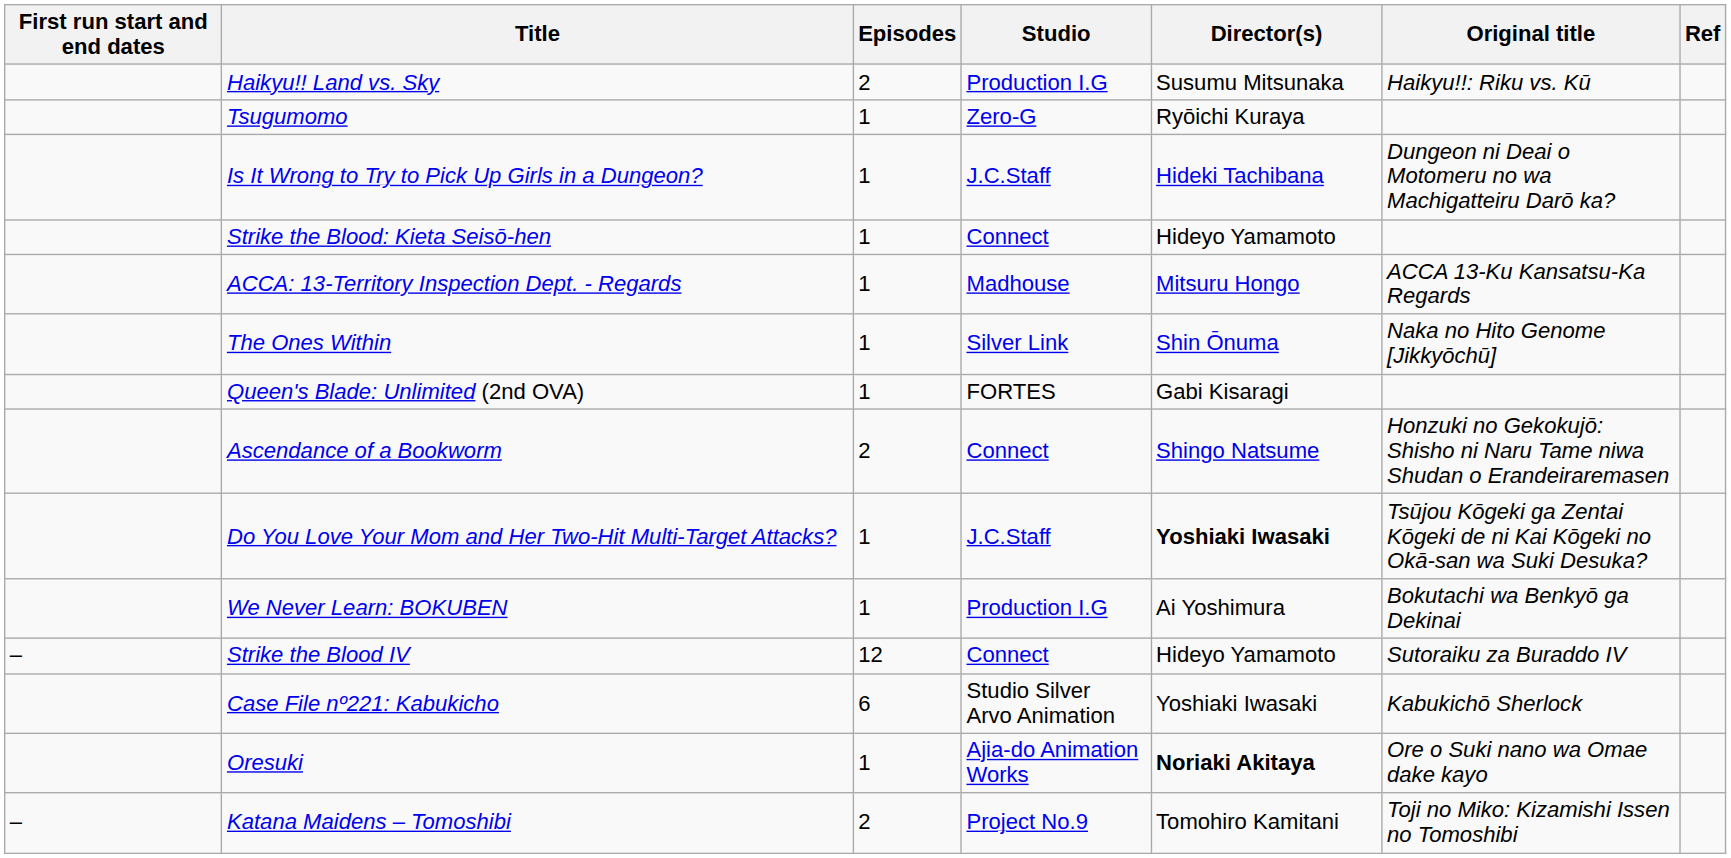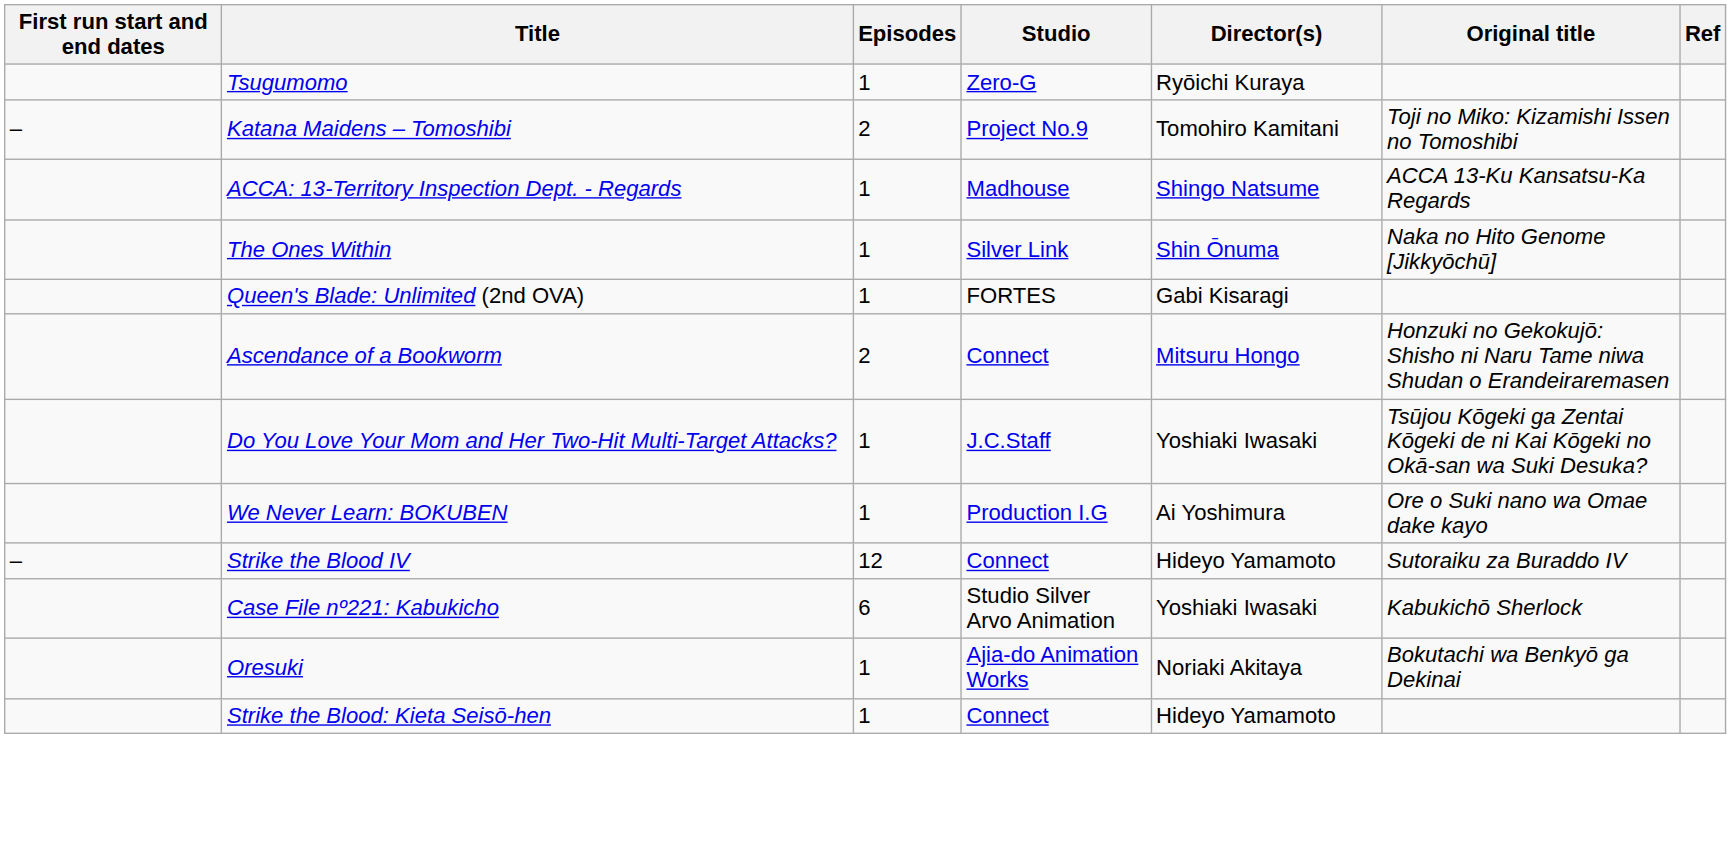- row: (333, 81)
- row: (465, 176)
rows swapped: (389, 236) <-> (369, 822)
(1228, 284) Mitsuru Hongo -> (1238, 189) Shingo Natsume
(1238, 451) Shingo Natsume -> (1228, 356) Mitsuru Hongo
(1243, 535) bold -> (1237, 441) normal
(1508, 608) Bokutachi wa Benkyō ga Dekinai -> (1517, 513) Ore o Suki nano wa Omae dake kayo
(1235, 762) bold -> (1229, 668) normal
(1517, 762) Ore o Suki nano wa Omae dake kayo -> (1508, 668) Bokutachi wa Benkyō ga Dekinai
